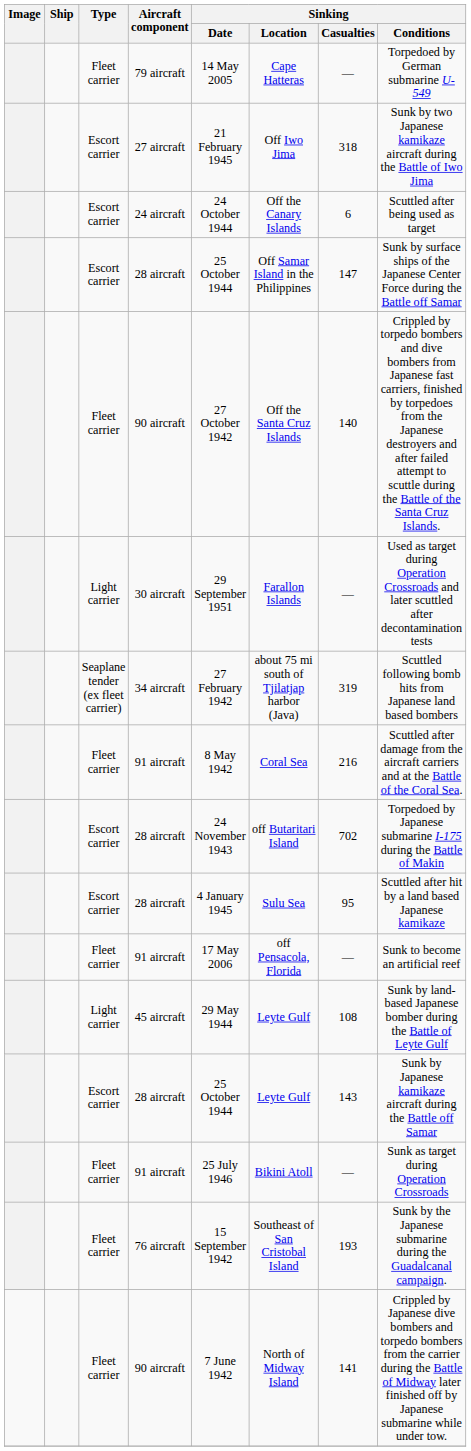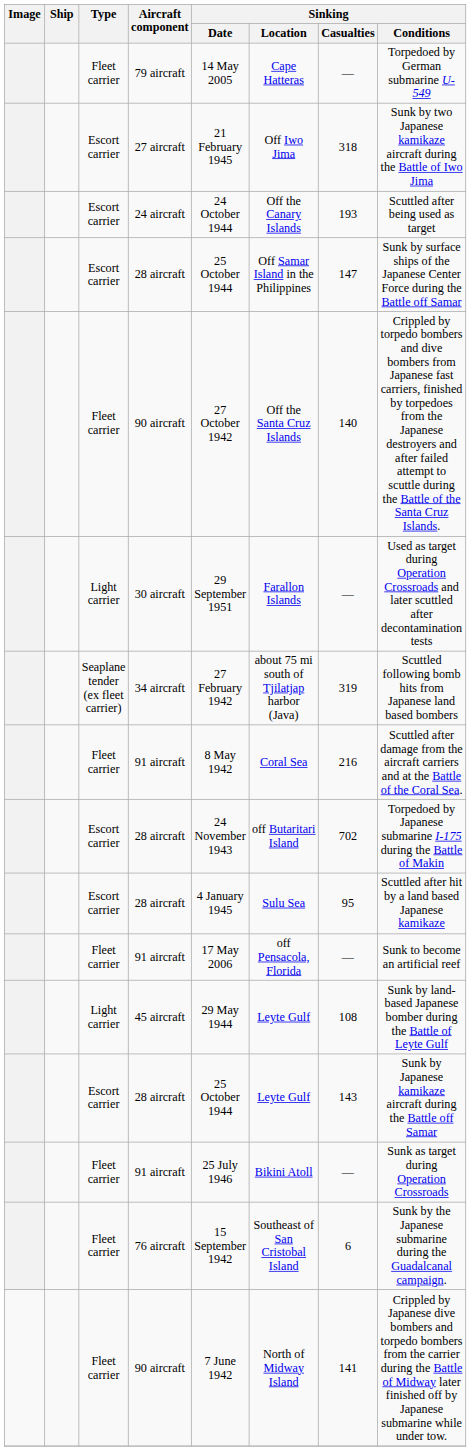(348, 214) 6 -> (348, 214) 193
(348, 1246) 193 -> (348, 1246) 6
